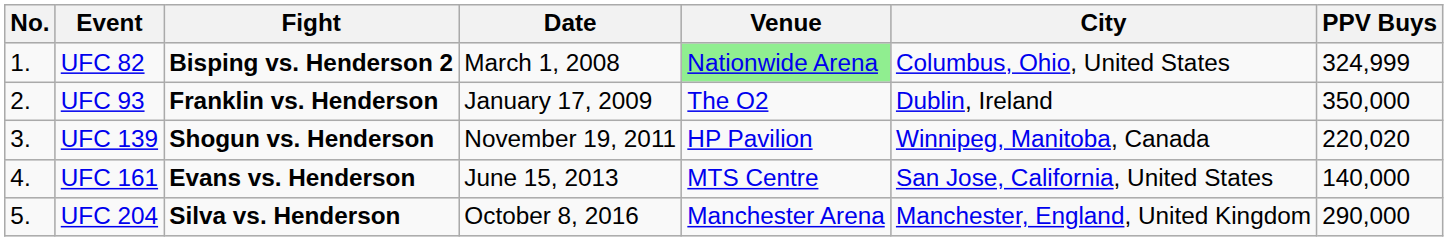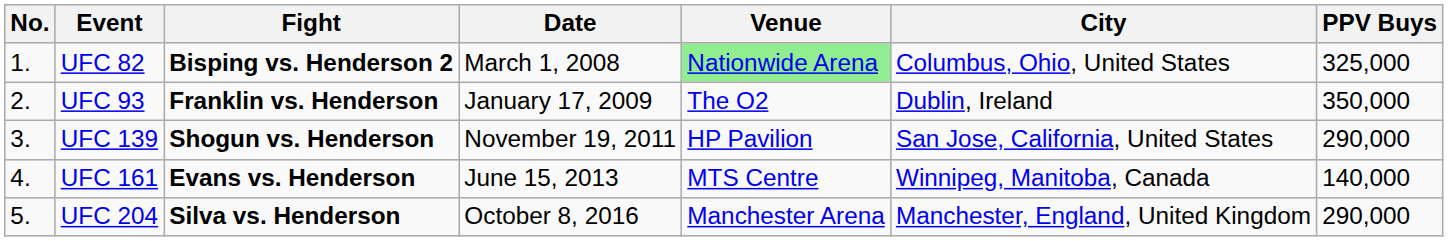(1366, 62) 324,999 -> (1366, 62) 325,000
(1053, 139) Winnipeg, Manitoba, Canada -> (1085, 139) San Jose, California, United States
(1366, 139) 220,020 -> (1366, 139) 290,000
(1085, 178) San Jose, California, United States -> (1053, 178) Winnipeg, Manitoba, Canada
